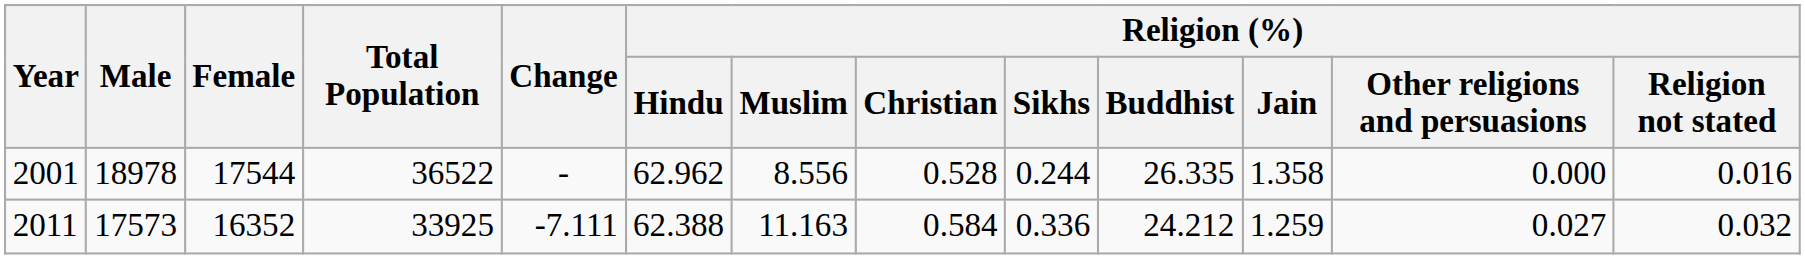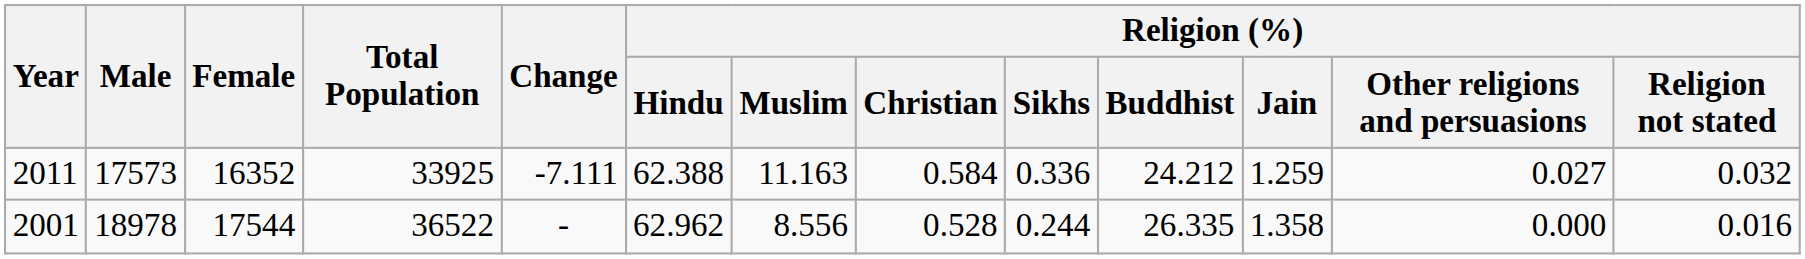rows swapped: (46, 173) <-> (45, 225)
